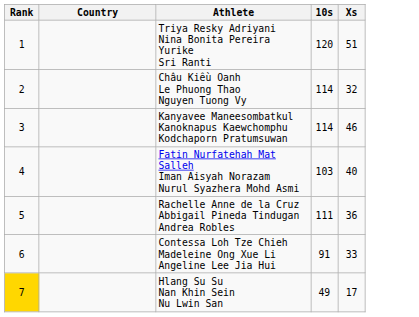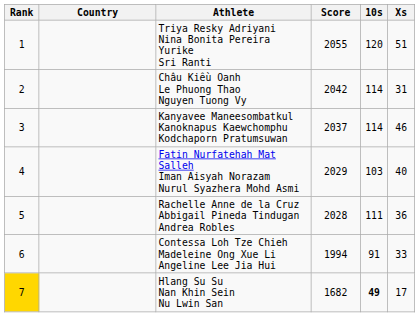+ column: (336, 12)
(352, 89) 32 -> (401, 89) 31
(324, 292) normal -> (374, 292) bold
